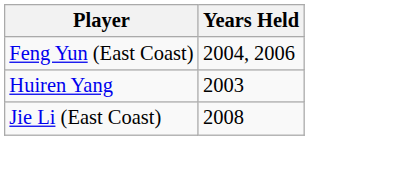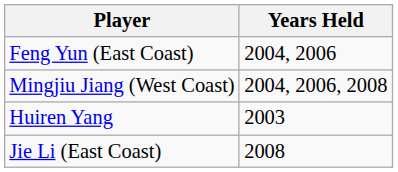+ row: (122, 85)
